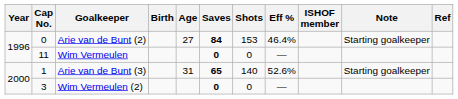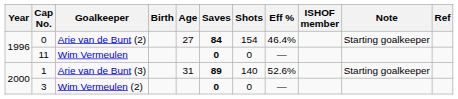(249, 39) 153 -> (249, 39) 154
(216, 71) 65 -> (216, 71) 89
